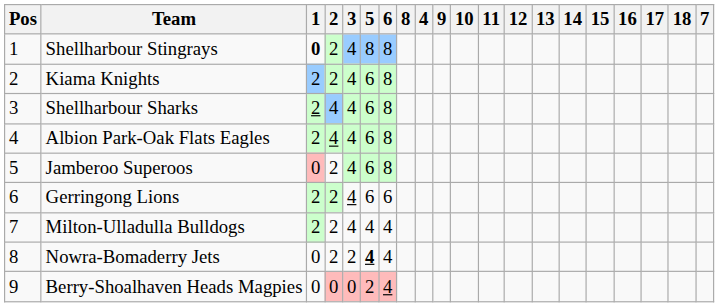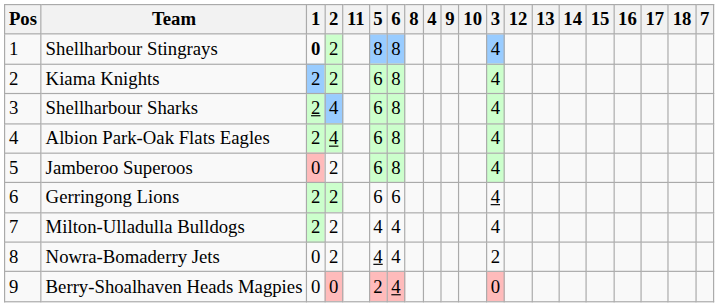columns swapped: (352, 19) <-> (491, 19)
(370, 256) bold -> (378, 256) normal
